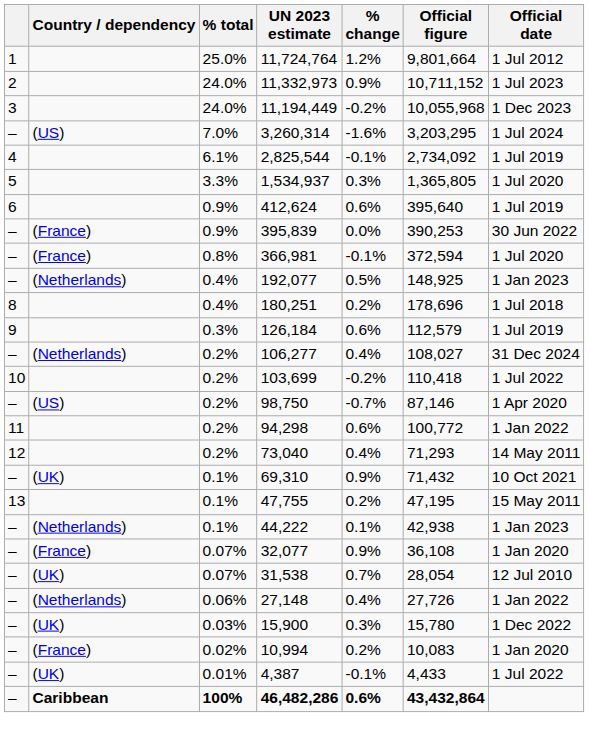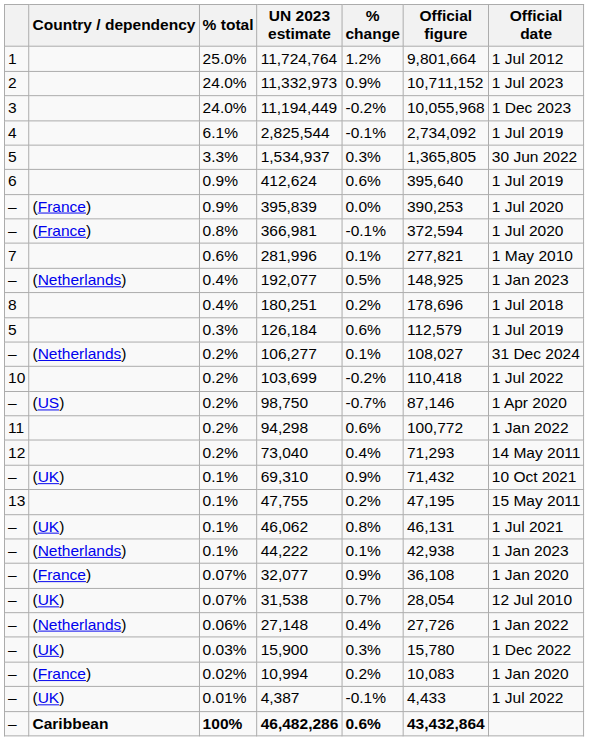- row: (295, 132)
(528, 181) 1 Jul 2020 -> (535, 157) 30 Jun 2022
(535, 231) 30 Jun 2022 -> (528, 206) 1 Jul 2020
+ row: (289, 255)
(12, 329) 9 -> (12, 329) 5
(363, 354) 0.4% -> (363, 354) 0.1%
+ row: (284, 526)
